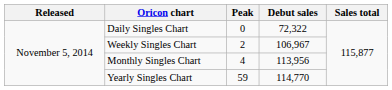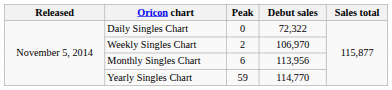(293, 45) 106,967 -> (293, 45) 106,970
(243, 61) 4 -> (243, 61) 6
